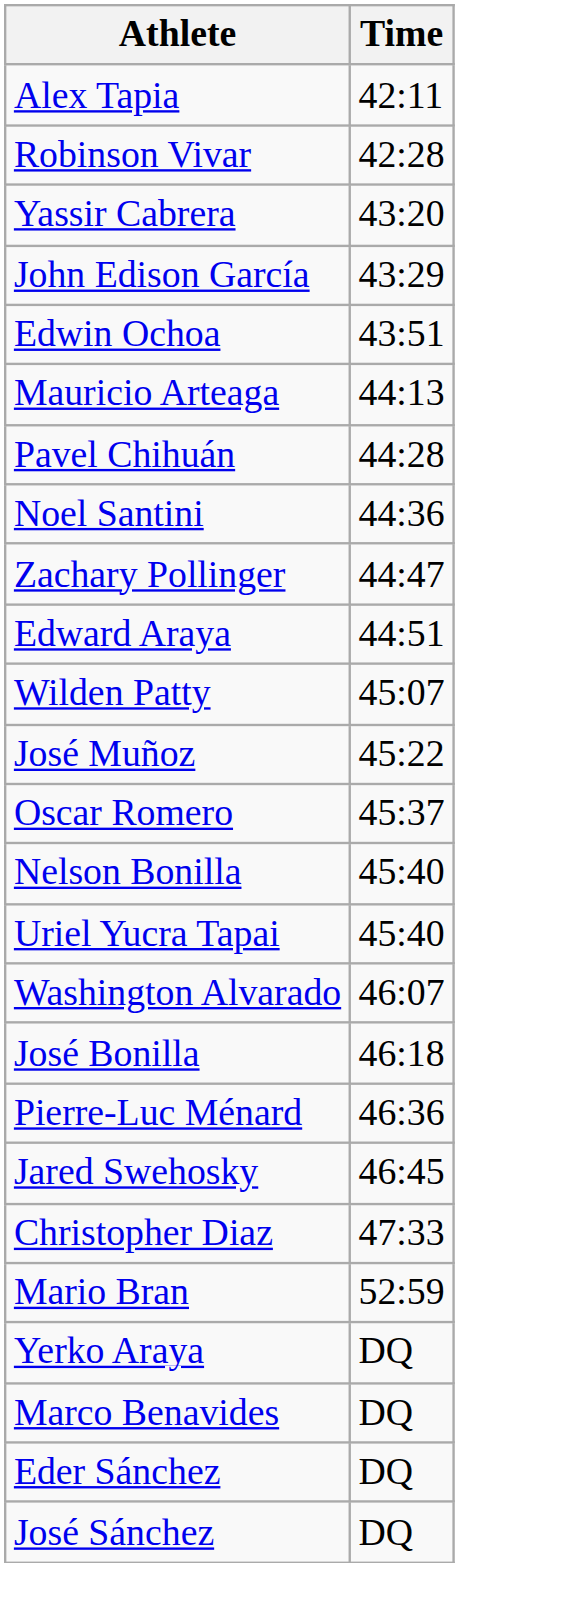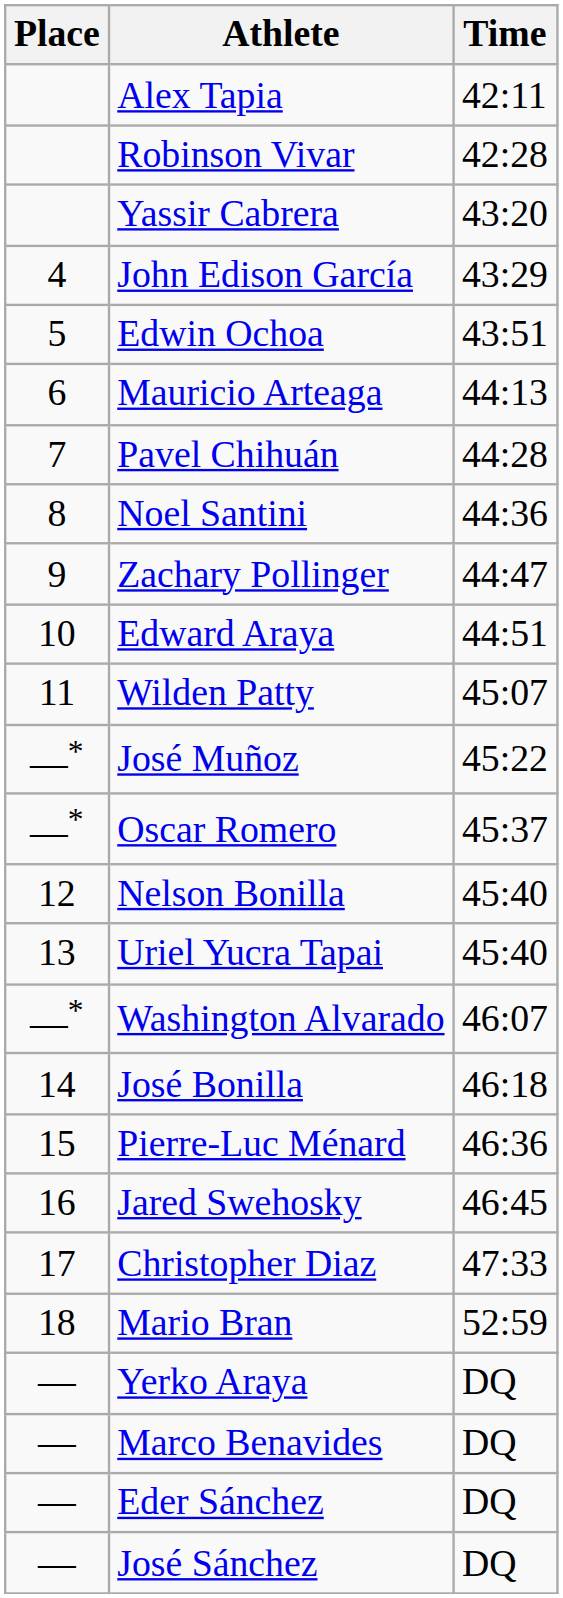+ column: (57, 34)
